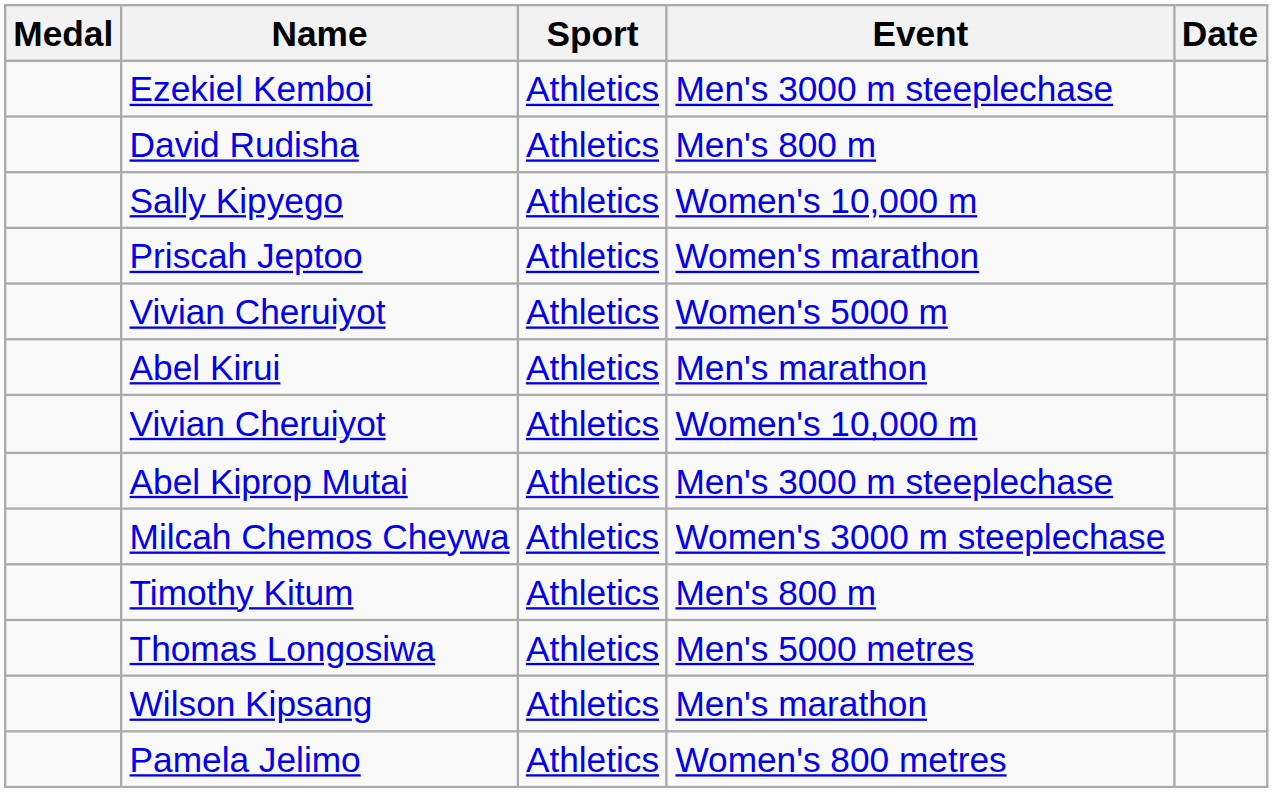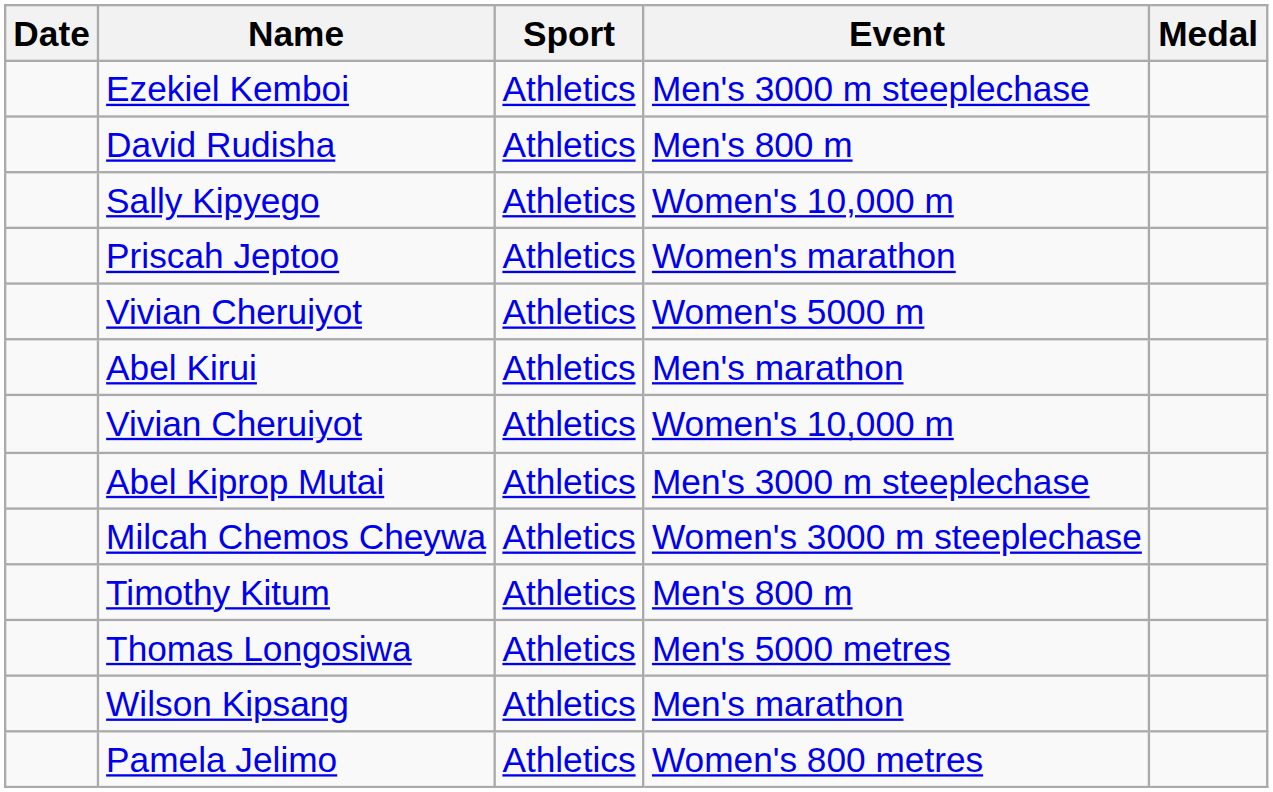columns swapped: (63, 33) <-> (1220, 33)
